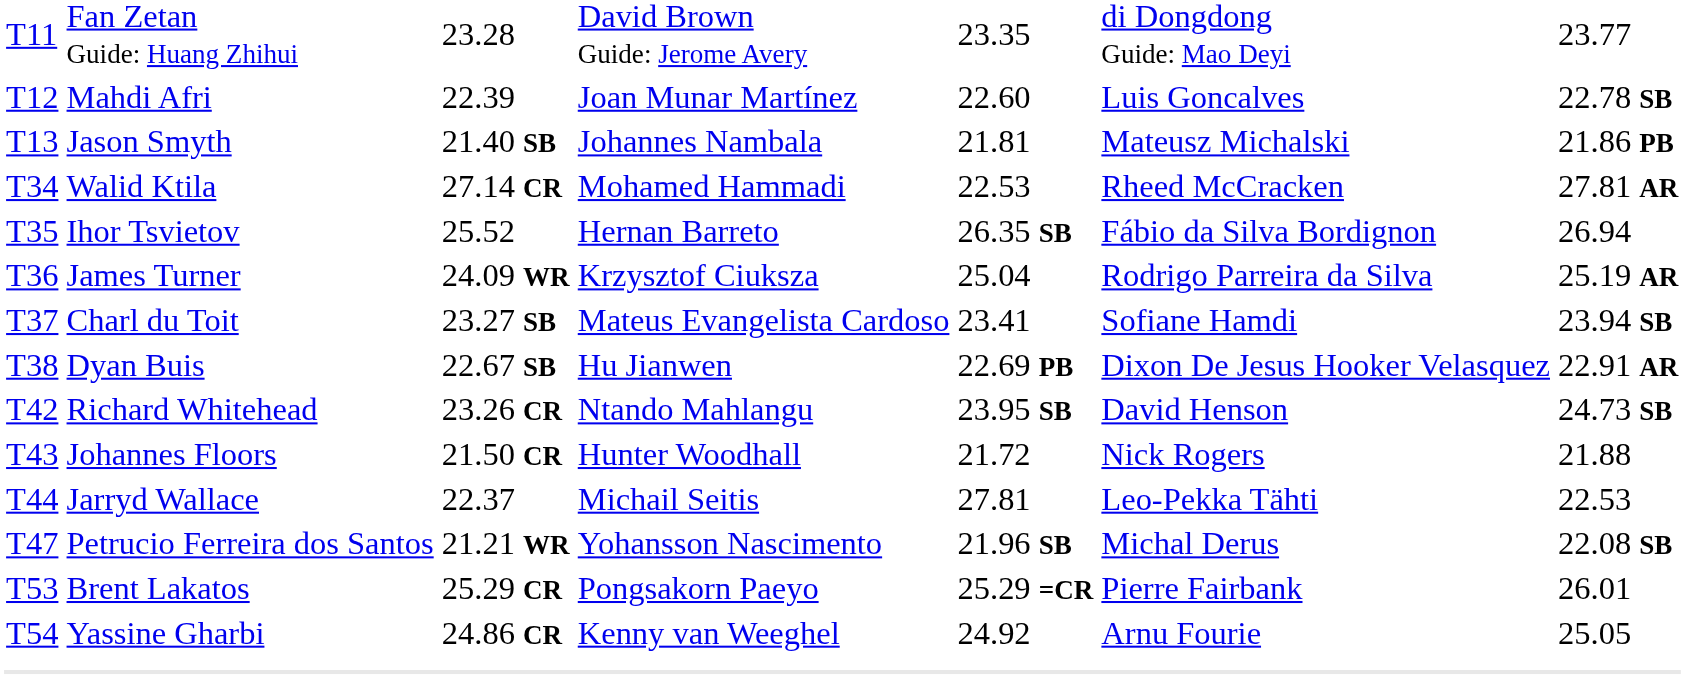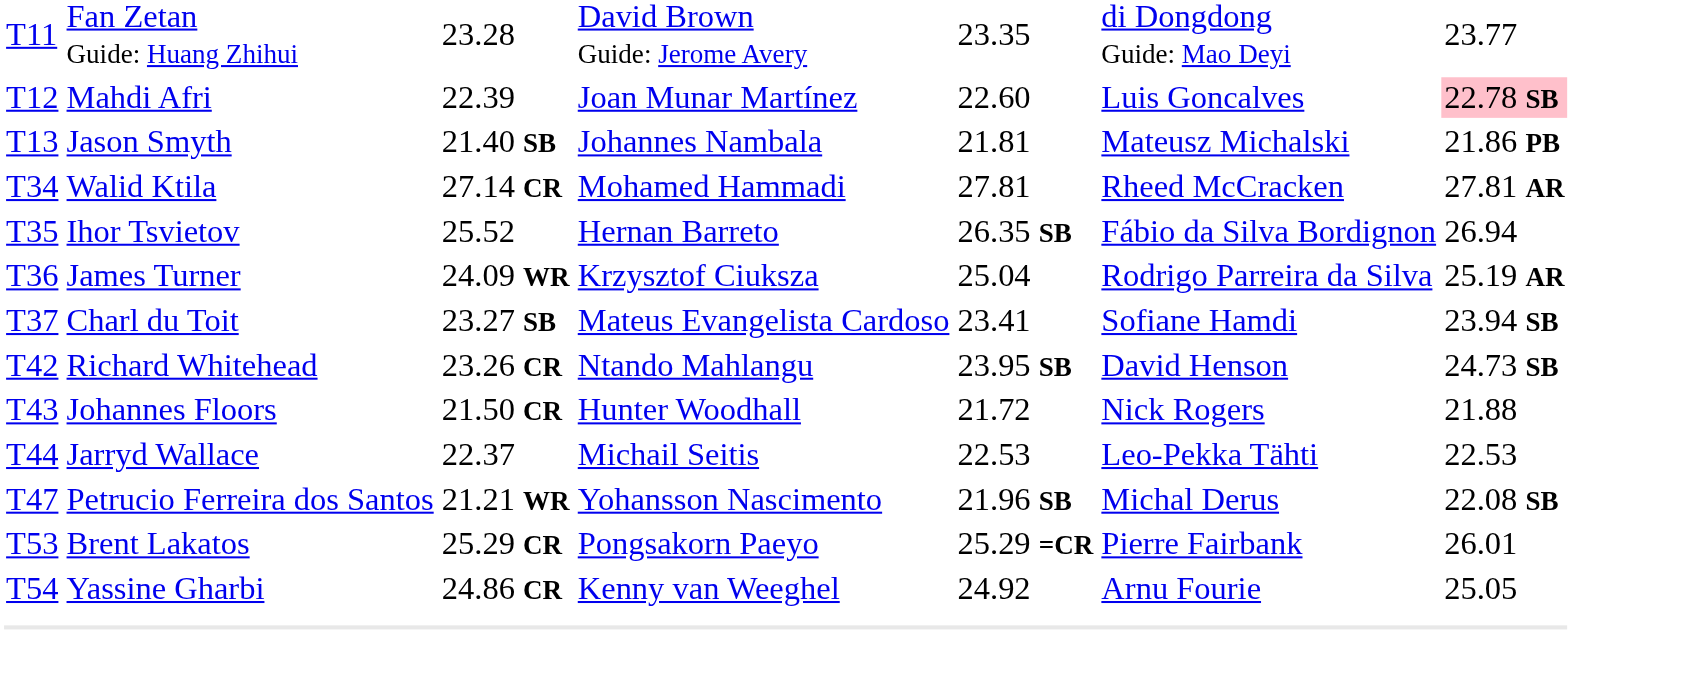(1615, 97) no background -> (1501, 97) pink background
(994, 186) 22.53 -> (994, 186) 27.81
- row: (136, 365)
(994, 498) 27.81 -> (994, 454) 22.53
